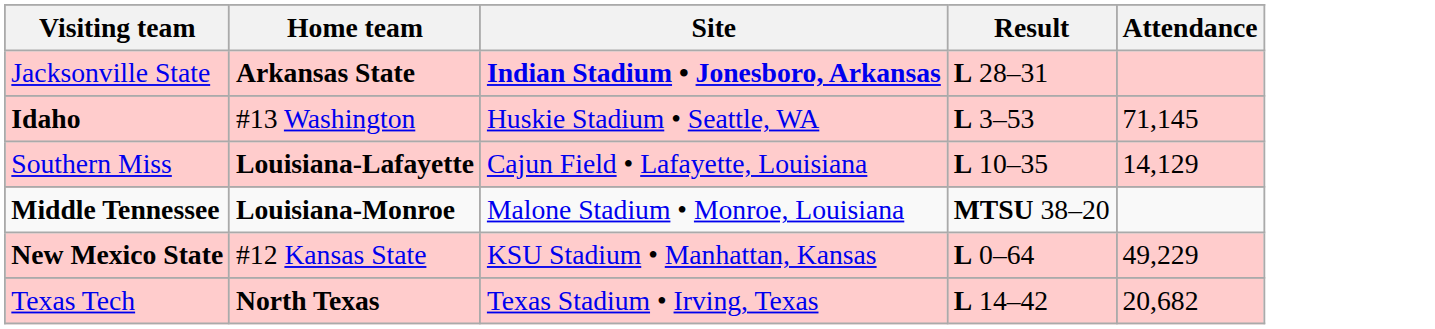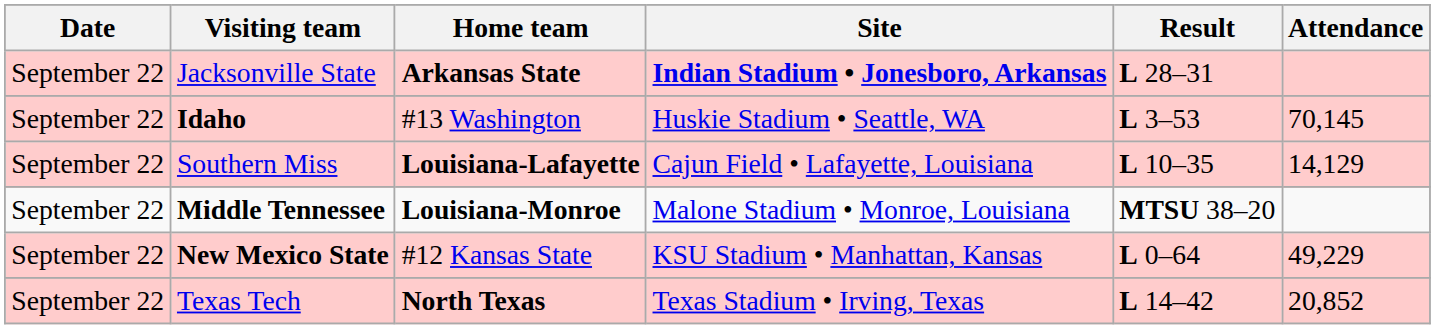+ column: (88, 27)
(1160, 118) 71,145 -> (1326, 118) 70,145
(1160, 301) 20,682 -> (1326, 301) 20,852
